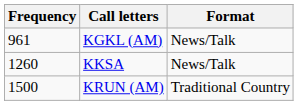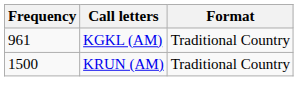(203, 40) News/Talk -> (230, 40) Traditional Country
- row: (104, 64)
